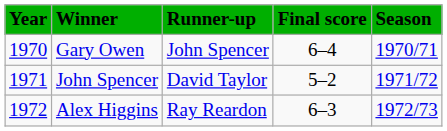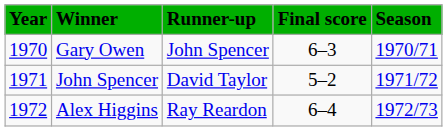(322, 49) 6–4 -> (322, 49) 6–3
(322, 110) 6–3 -> (322, 110) 6–4
